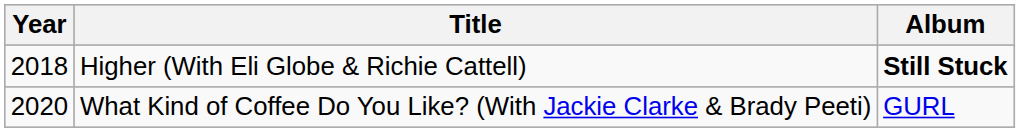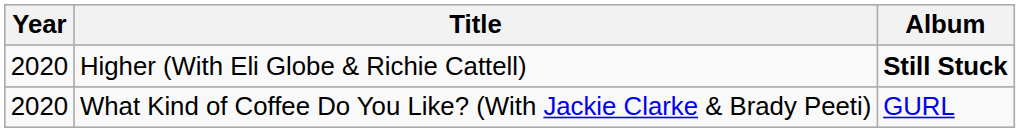(39, 65) 2018 -> (39, 65) 2020
